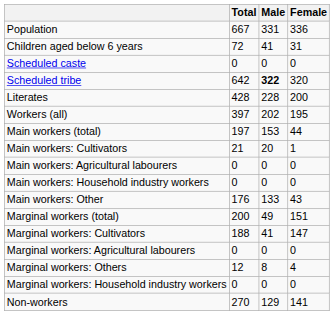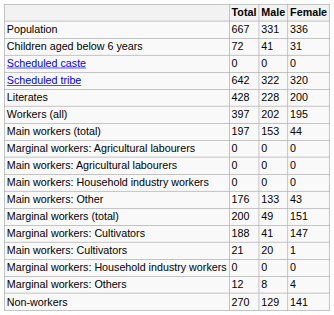(270, 81) bold -> (270, 81) normal
rows swapped: (67, 149) <-> (101, 251)
rows swapped: (117, 285) <-> (67, 268)
